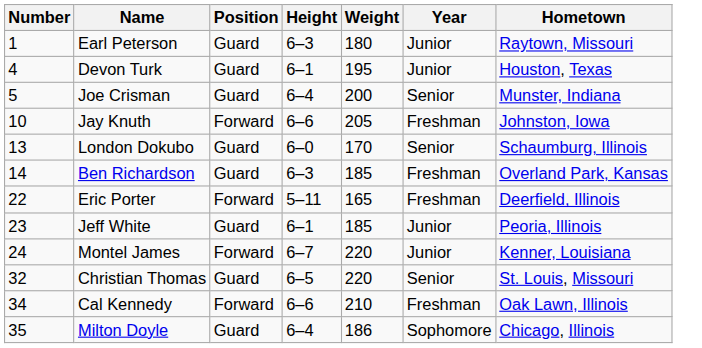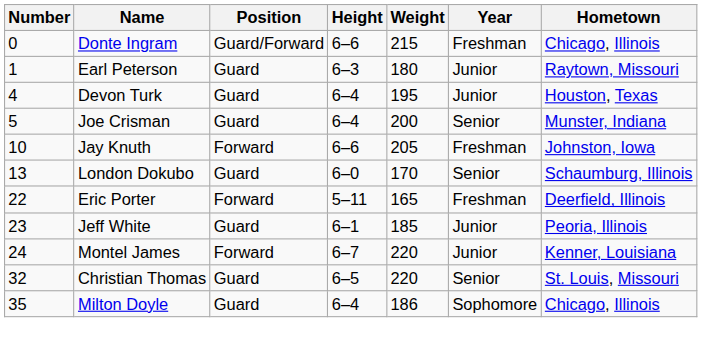+ row: (128, 44)
(300, 70) 6–1 -> (345, 96) 6–4
- row: (136, 174)
- row: (125, 304)
